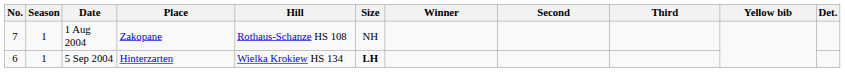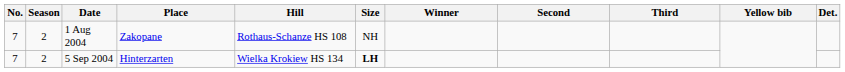(44, 36) 1 -> (44, 36) 2
(15, 59) 6 -> (15, 59) 7
(44, 59) 1 -> (44, 59) 2
